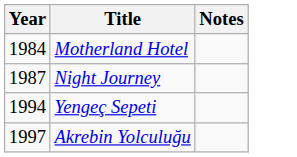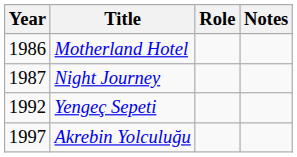+ column: (217, 19)
(27, 48) 1984 -> (27, 48) 1986
(27, 107) 1994 -> (27, 107) 1992
